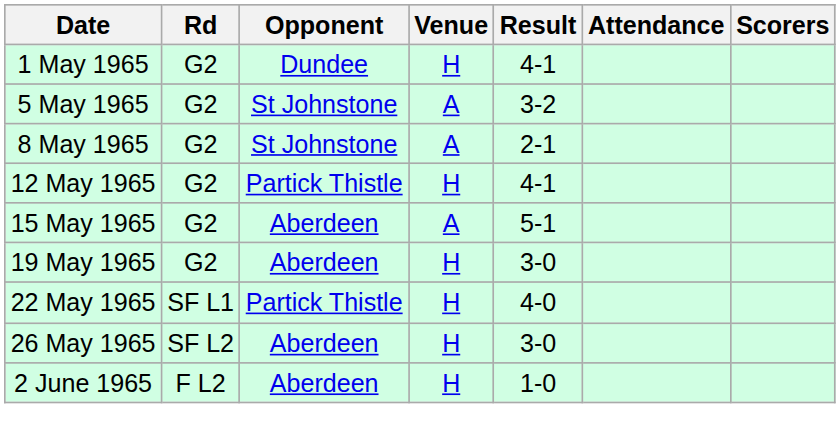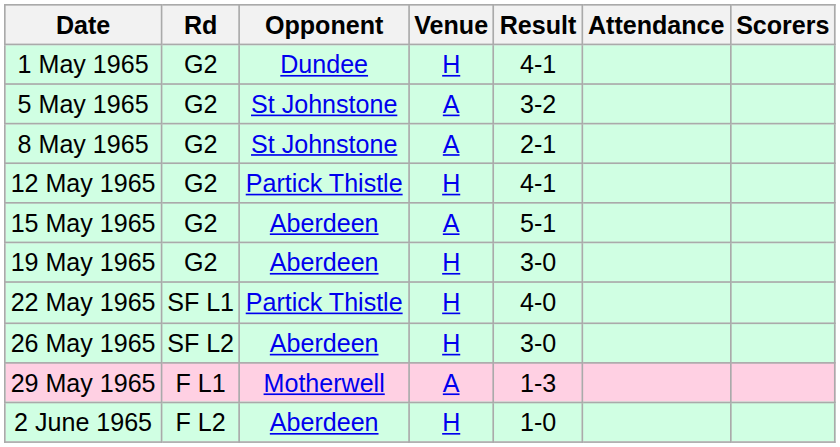+ row: (83, 382)
